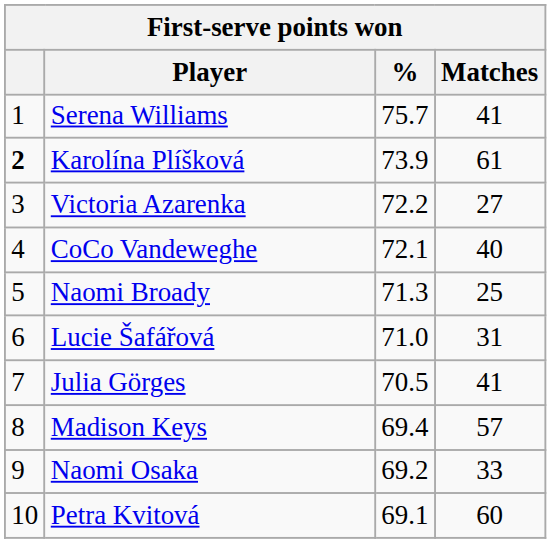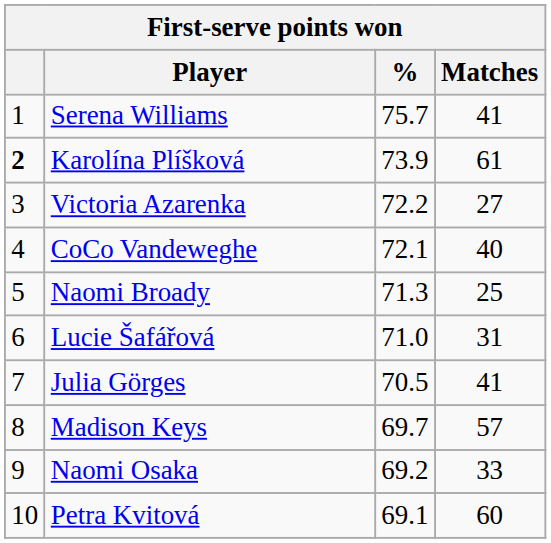(405, 426) 69.4 -> (405, 426) 69.7
